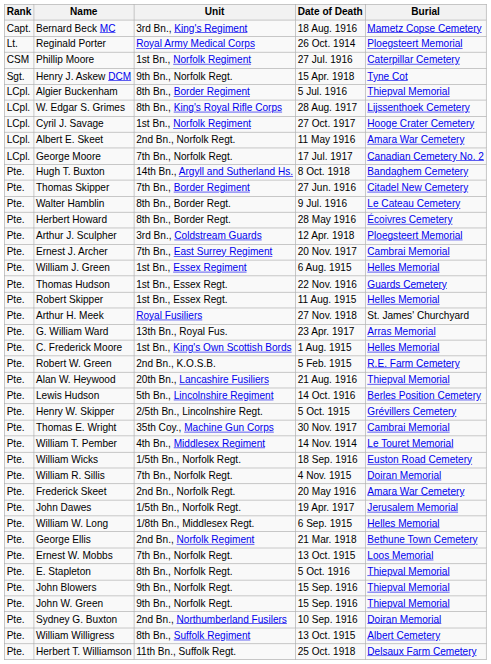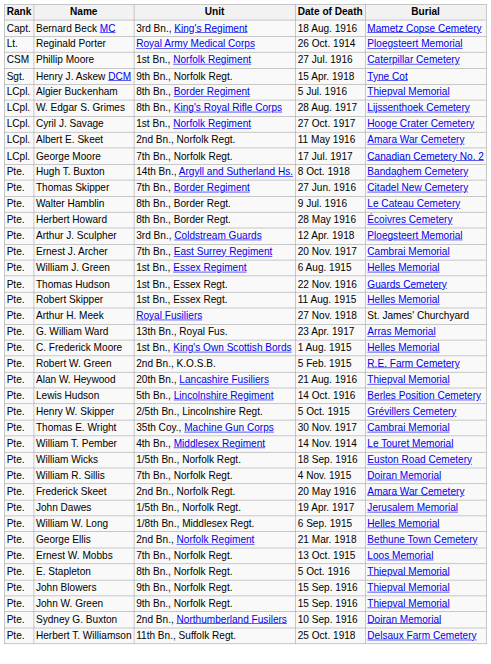- row: (75, 635)
